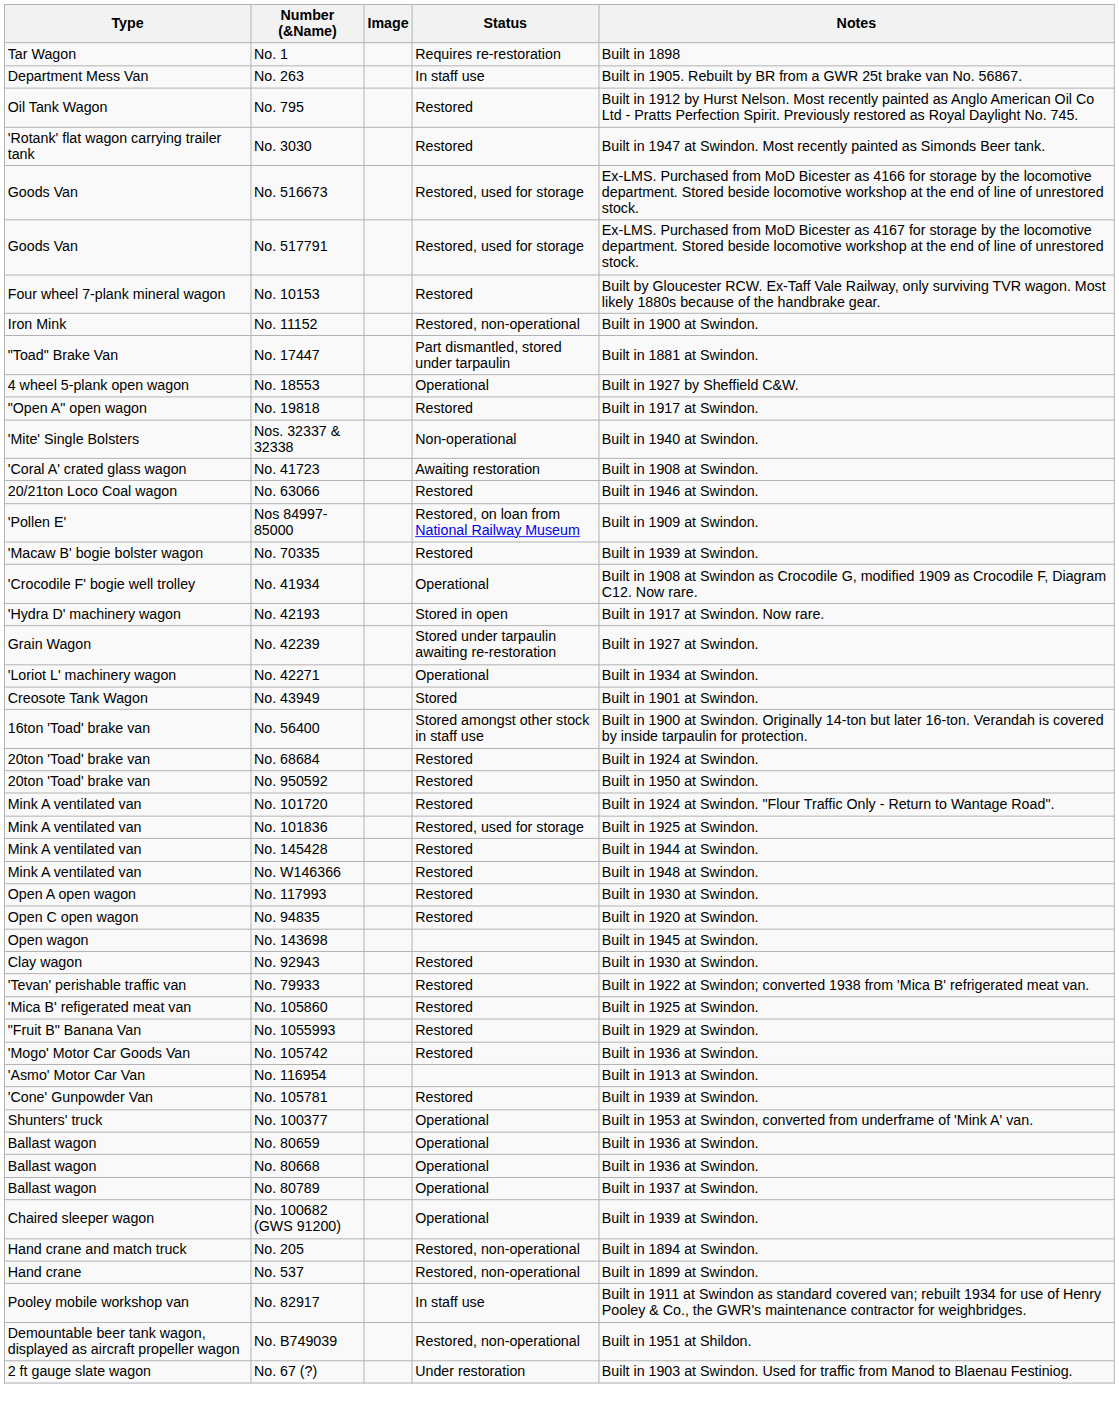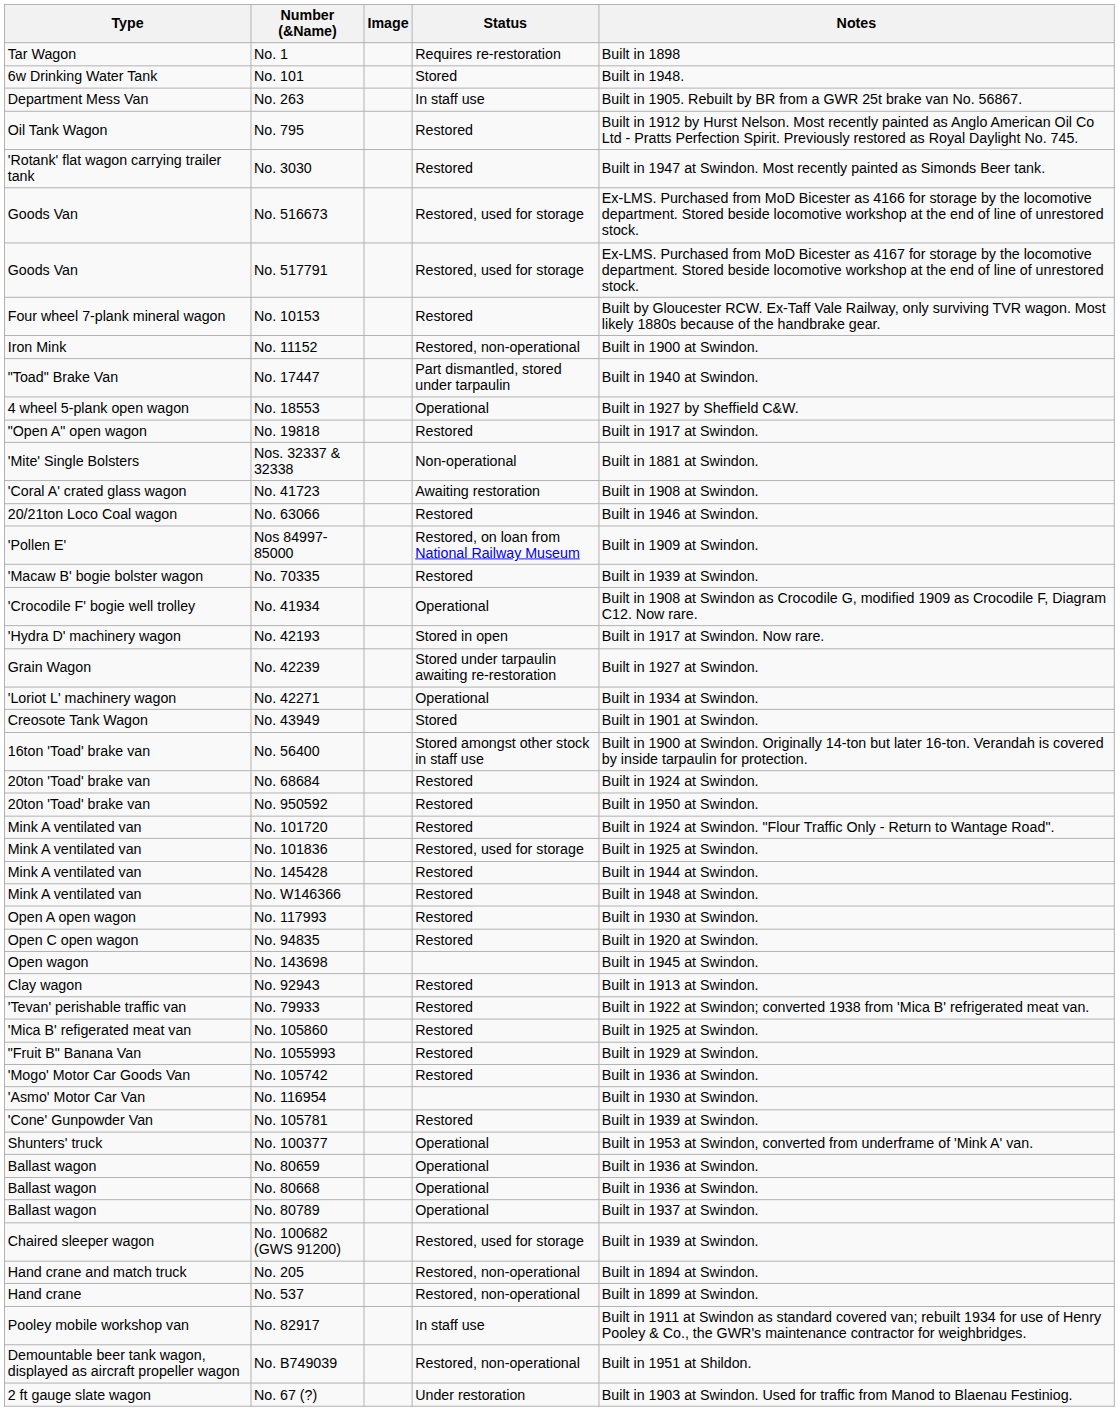+ row: (279, 76)
(680, 355) Built in 1881 at Swindon. -> (680, 377) Built in 1940 at Swindon.
(680, 438) Built in 1940 at Swindon. -> (680, 461) Built in 1881 at Swindon.
(680, 962) Built in 1930 at Swindon. -> (680, 985) Built in 1913 at Swindon.
(680, 1075) Built in 1913 at Swindon. -> (680, 1098) Built in 1930 at Swindon.
(452, 1219) Operational -> (500, 1241) Restored, used for storage
